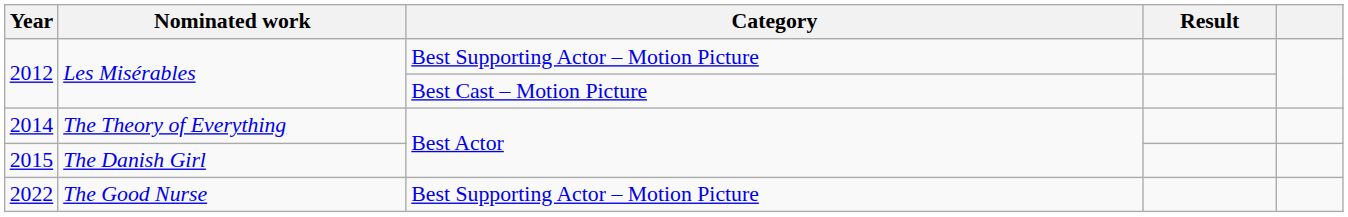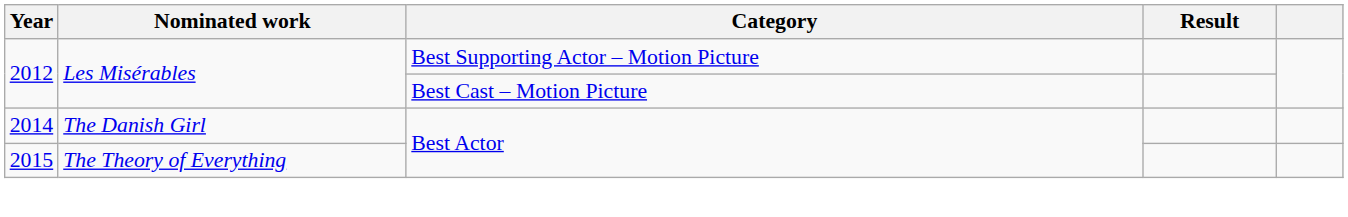(175, 125) The Theory of Everything -> (135, 125) The Danish Girl
(135, 159) The Danish Girl -> (175, 159) The Theory of Everything
- row: (31, 194)
